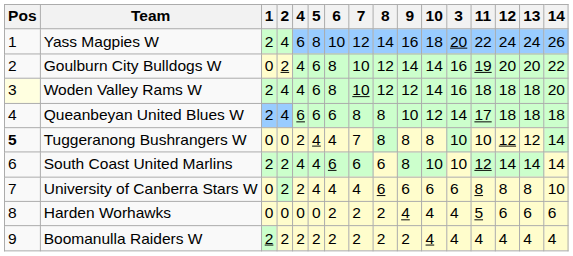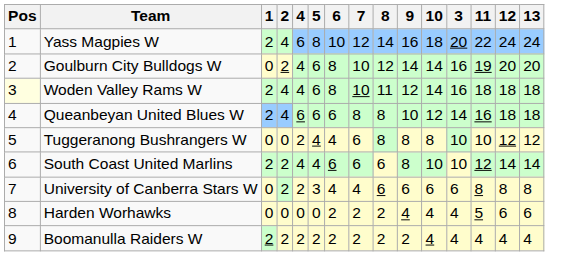- column: (556, 16)
(385, 90) 12 -> (385, 90) 11
(483, 115) 17 -> (483, 115) 16
(12, 139) bold -> (12, 139) normal
(357, 139) 7 -> (357, 139) 6
(316, 189) 4 -> (316, 189) 3
